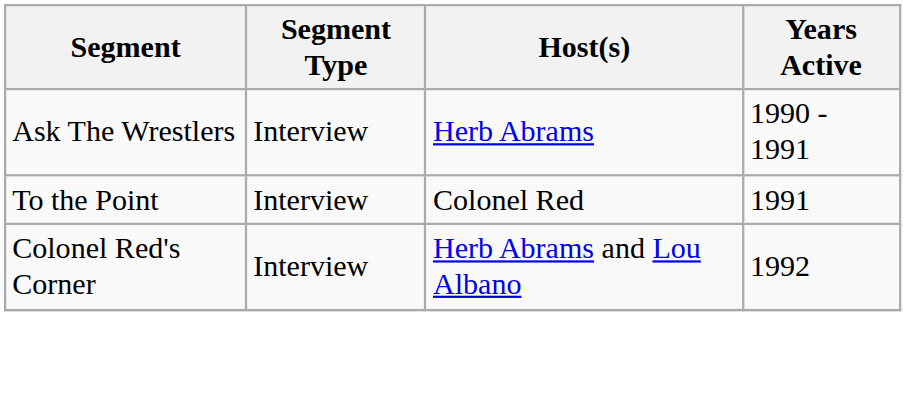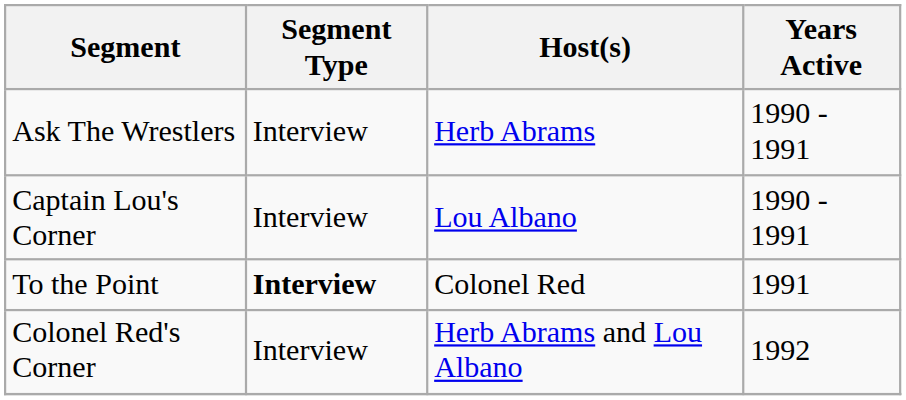+ row: (95, 216)
(311, 198) normal -> (314, 283) bold
